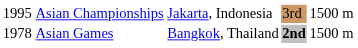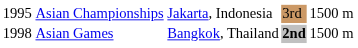(17, 33) 1978 -> (17, 33) 1998
